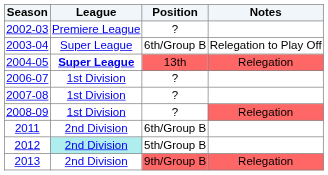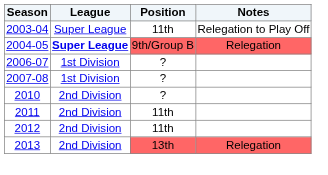- row: (27, 29)
(175, 45) 6th/Group B -> (163, 29) 11th
(175, 62) 13th -> (163, 45) 9th/Group B
- row: (27, 112)
+ row: (27, 95)
(175, 128) 6th/Group B -> (163, 112) 11th
(96, 145) paleturquoise background -> (90, 128) no background
(175, 145) 5th/Group B -> (163, 128) 11th
(175, 161) 9th/Group B -> (163, 145) 13th
